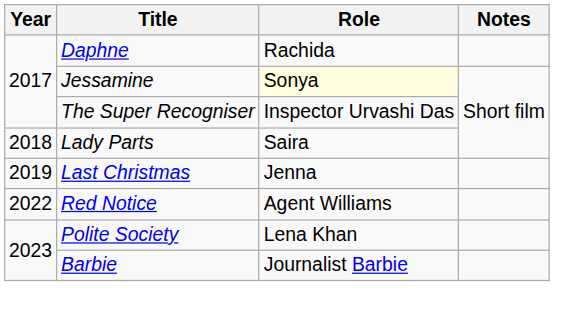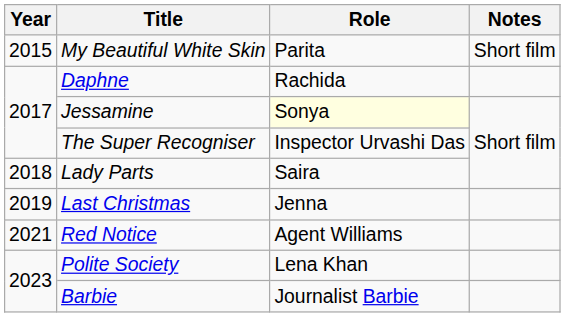+ row: (163, 50)
(31, 204) 2022 -> (31, 234) 2021
